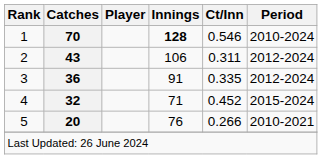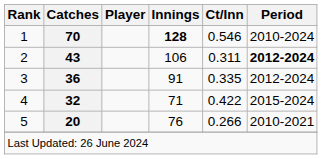(282, 57) normal -> (282, 57) bold
(225, 100) 0.452 -> (225, 100) 0.422
